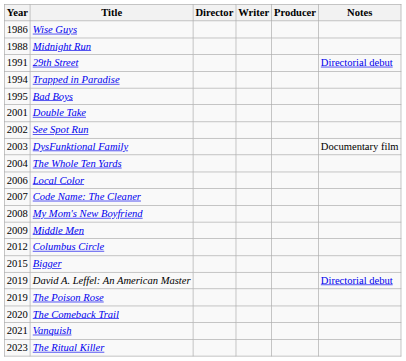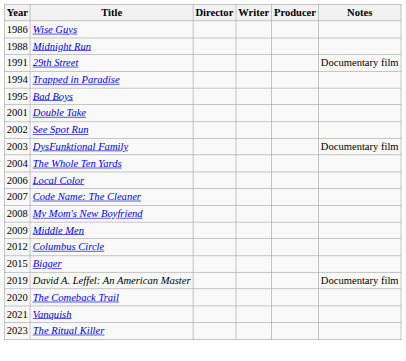(357, 63) Directorial debut -> (360, 63) Documentary film
(357, 280) Directorial debut -> (360, 280) Documentary film
- row: (68, 297)
